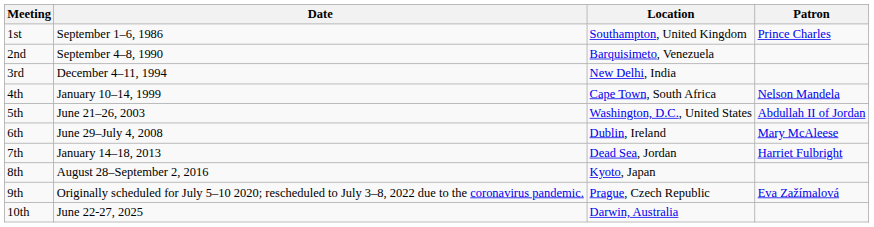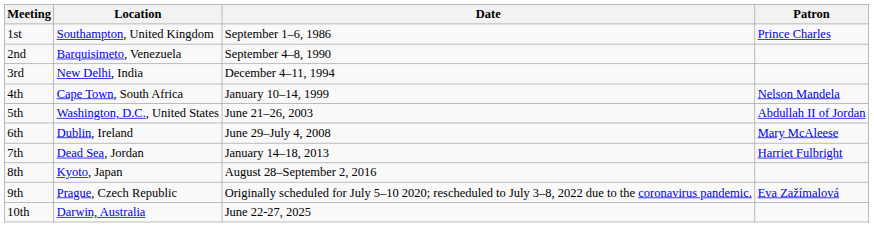columns swapped: (671, 14) <-> (320, 14)
